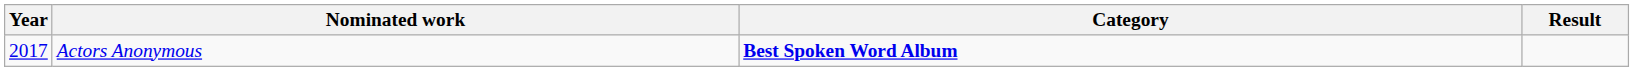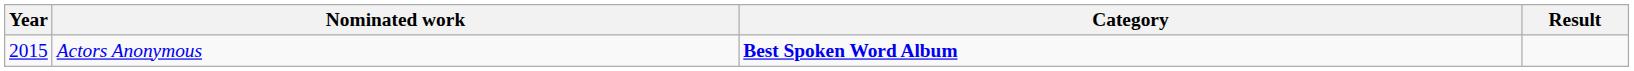(28, 50) 2017 -> (28, 50) 2015
